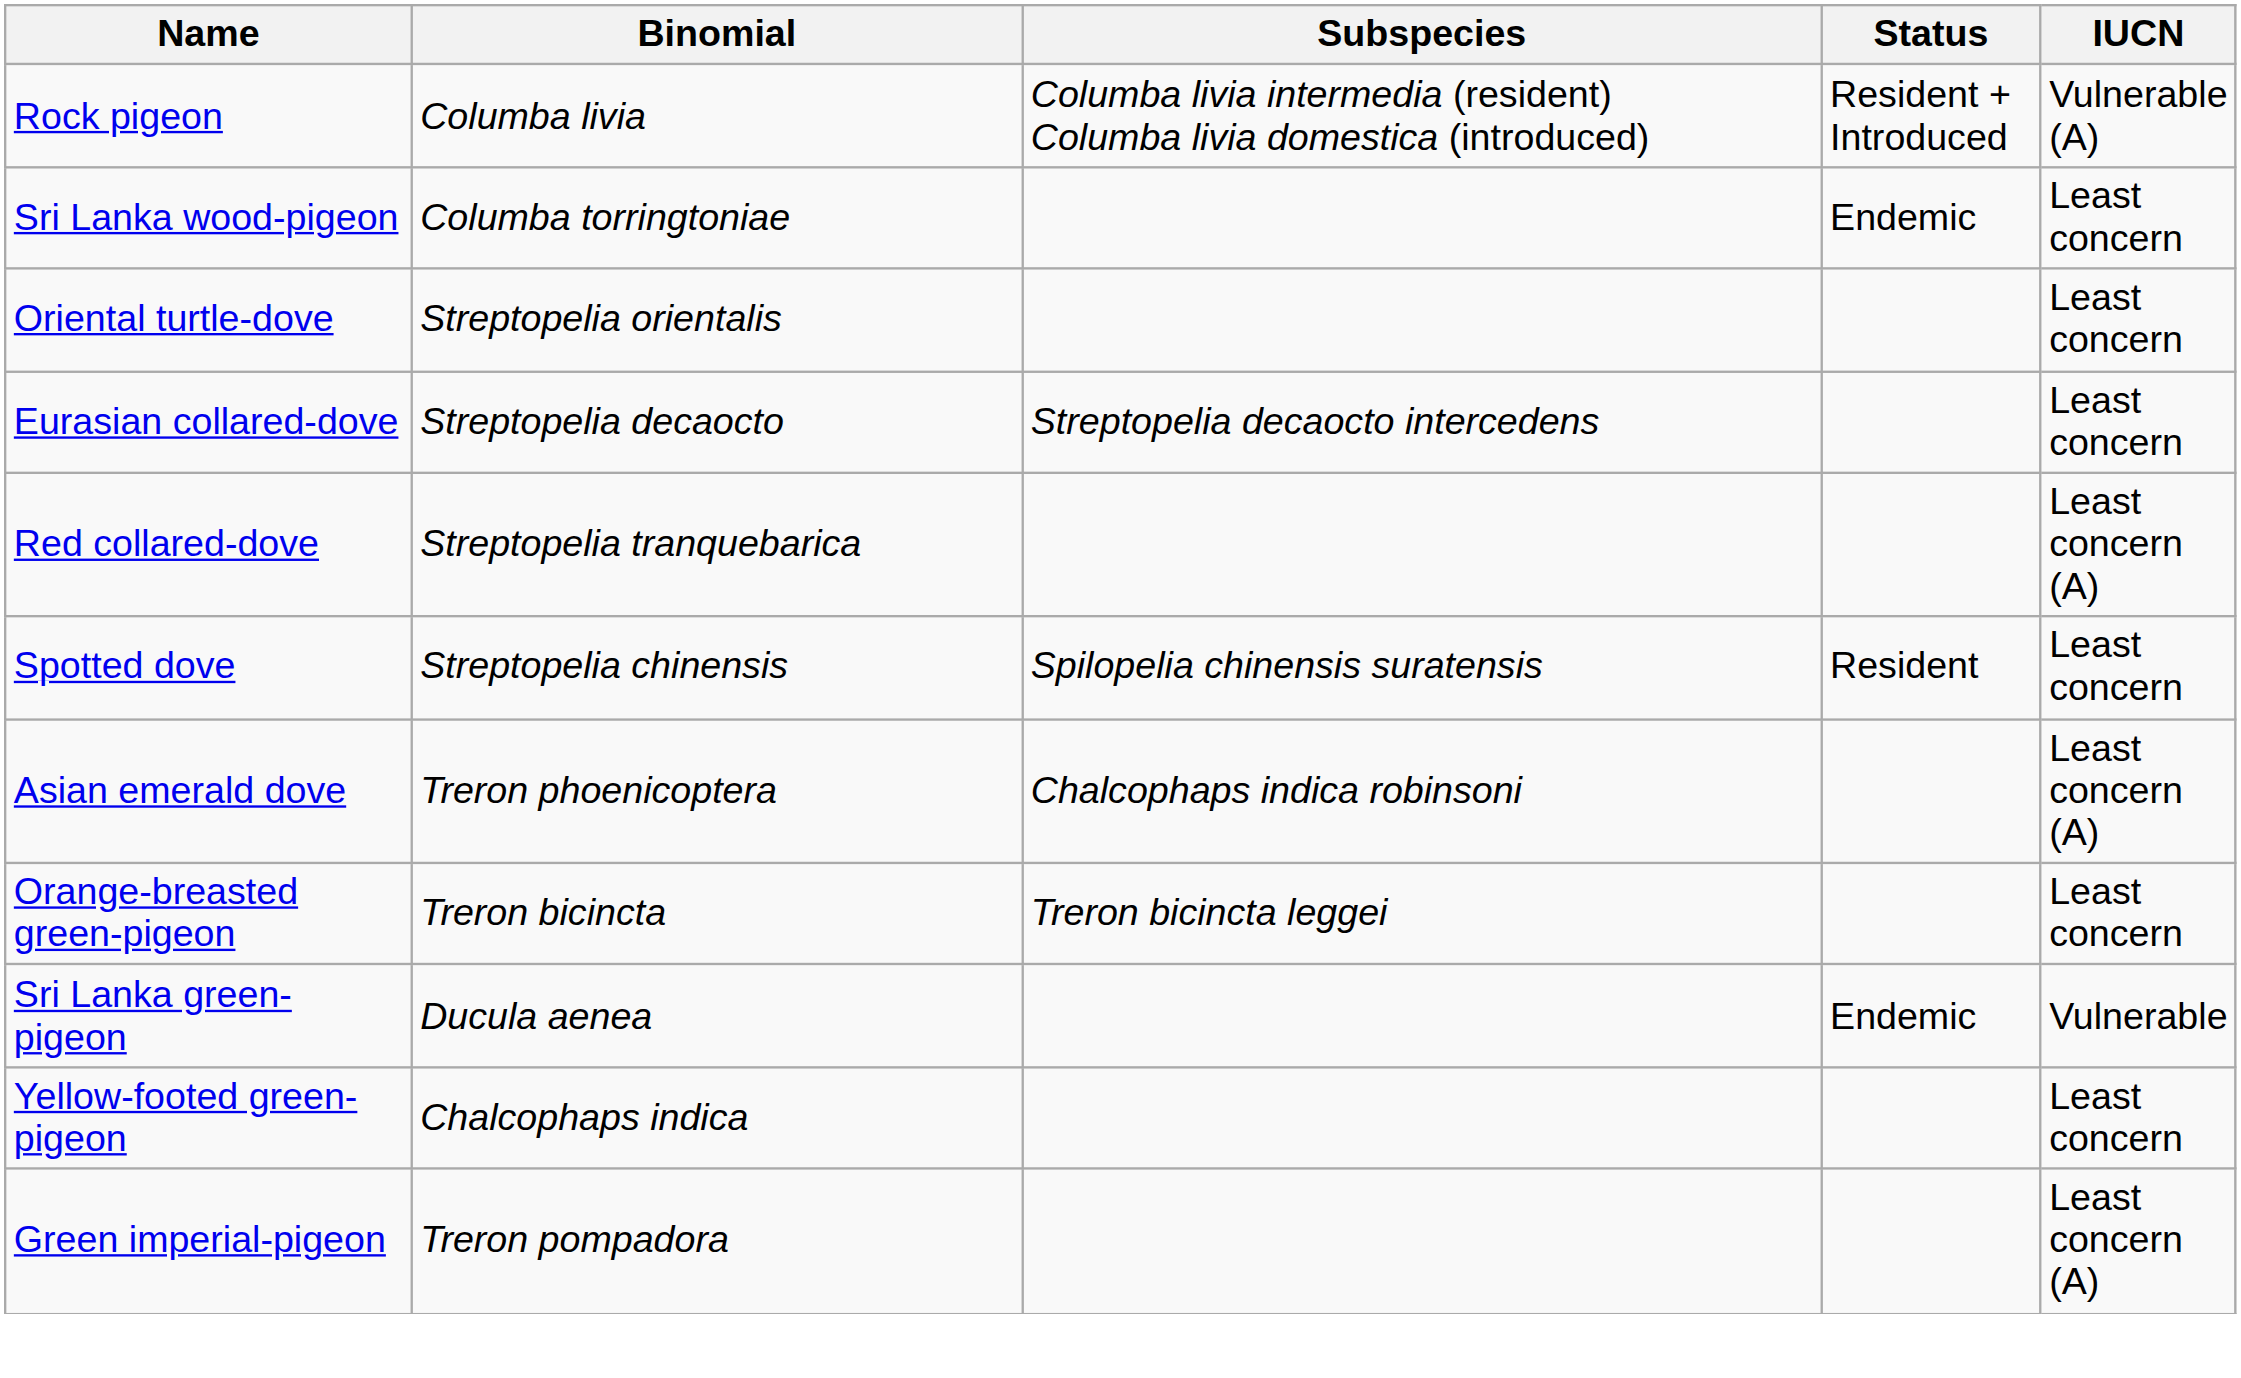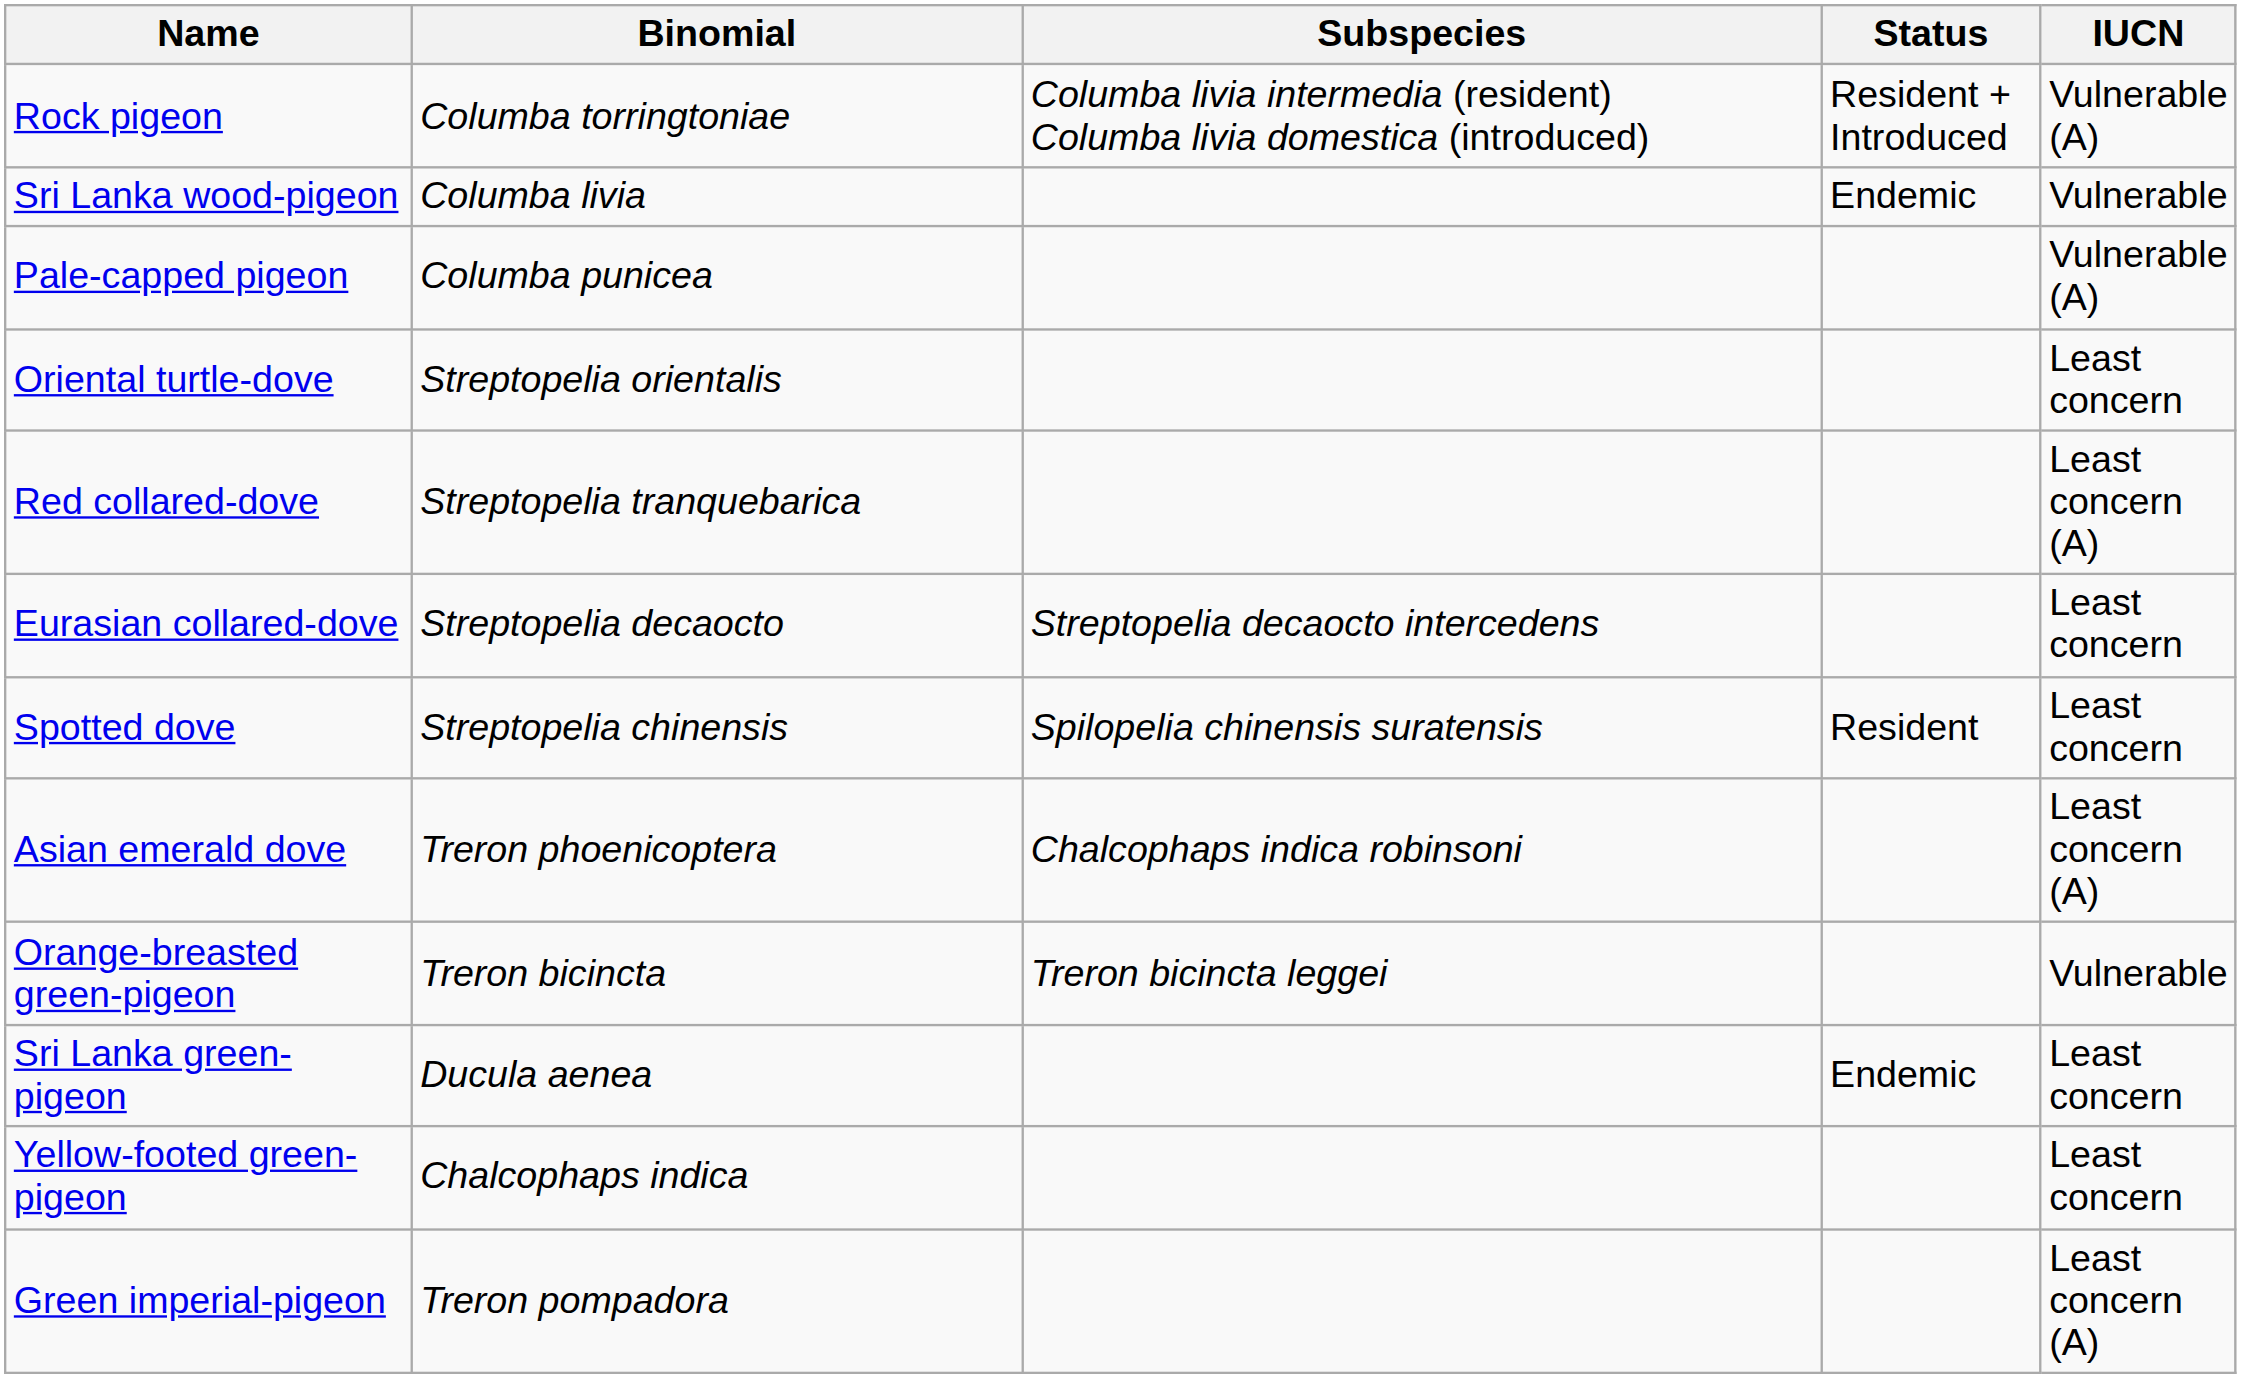(533, 115) Columba livia -> (605, 115) Columba torringtoniae
(605, 217) Columba torringtoniae -> (533, 195) Columba livia
(2116, 217) Least concern -> (2138, 195) Vulnerable
+ row: (181, 276)
rows swapped: (206, 420) <-> (166, 543)
(2116, 913) Least concern -> (2138, 972) Vulnerable
(2138, 1015) Vulnerable -> (2116, 1074) Least concern
